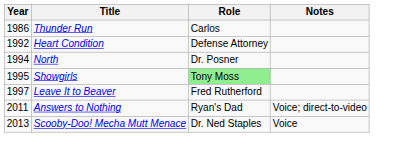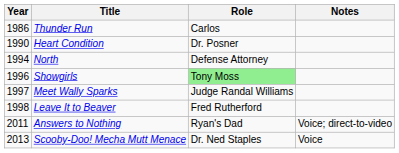(18, 44) 1992 -> (18, 44) 1990
(229, 44) Defense Attorney -> (215, 44) Dr. Posner
(215, 60) Dr. Posner -> (229, 60) Defense Attorney
(18, 76) 1995 -> (18, 76) 1996
+ row: (76, 92)
(18, 92) 1997 -> (18, 108) 1998
